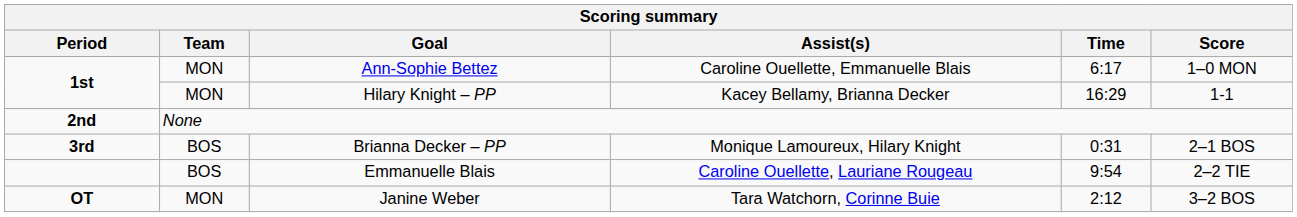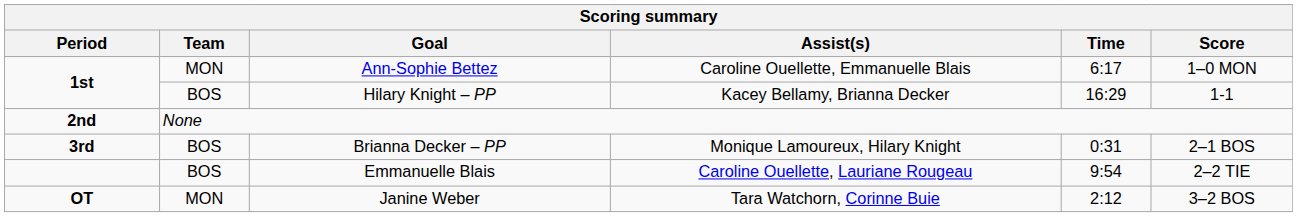(204, 95) MON -> (204, 95) BOS
